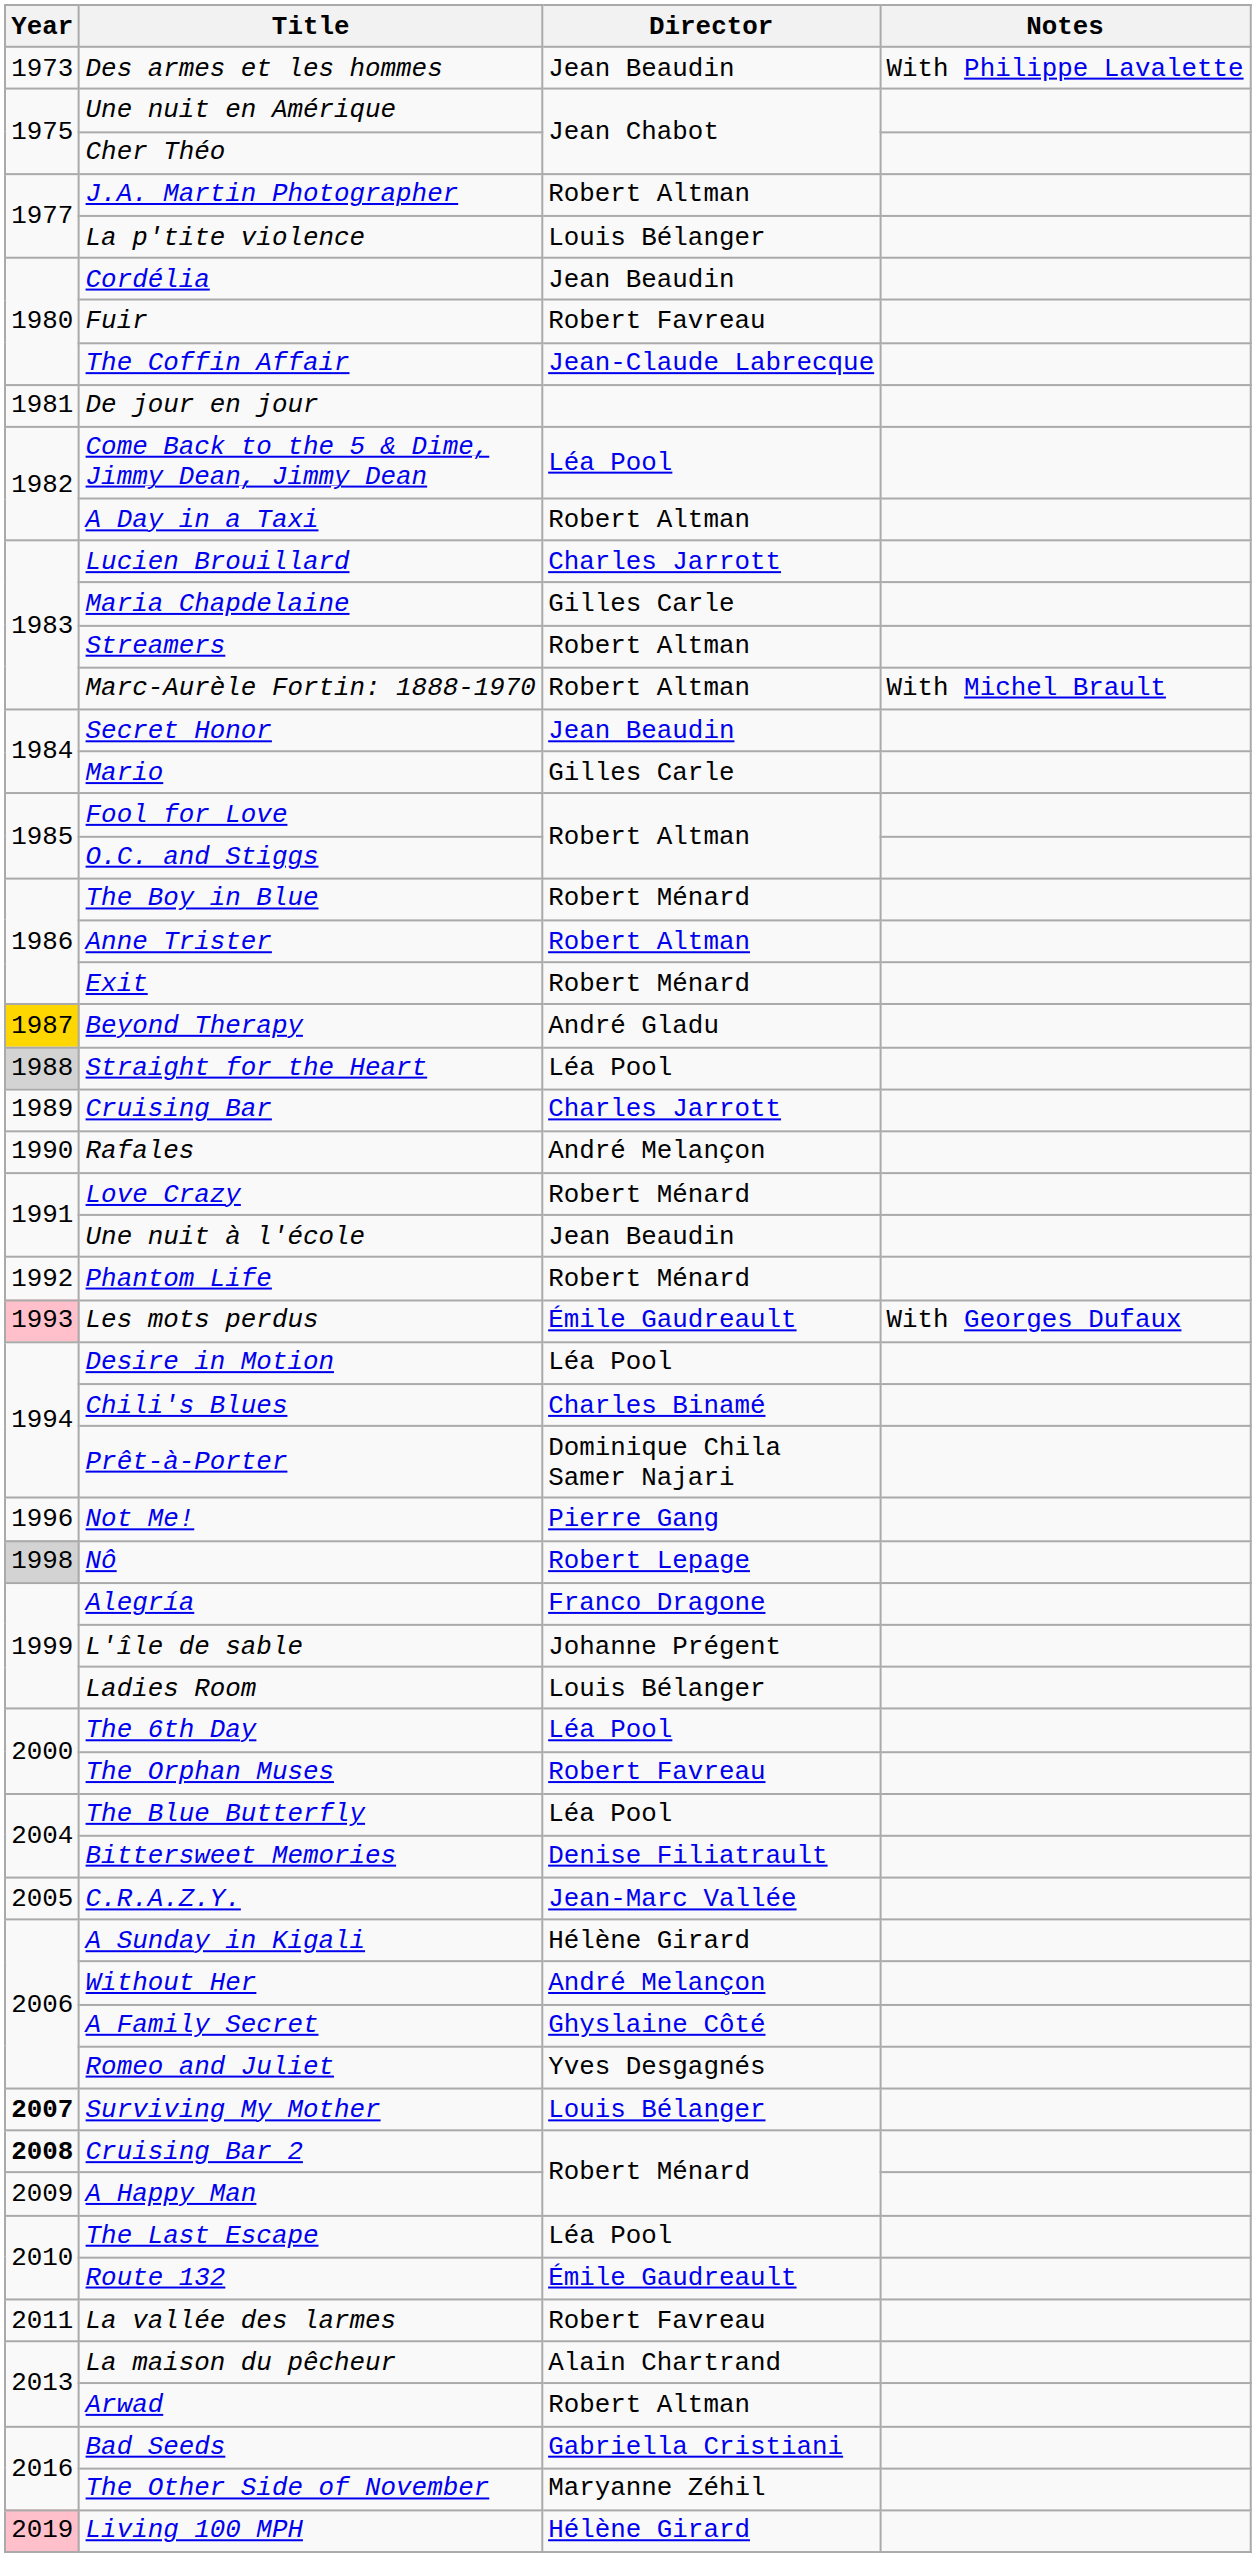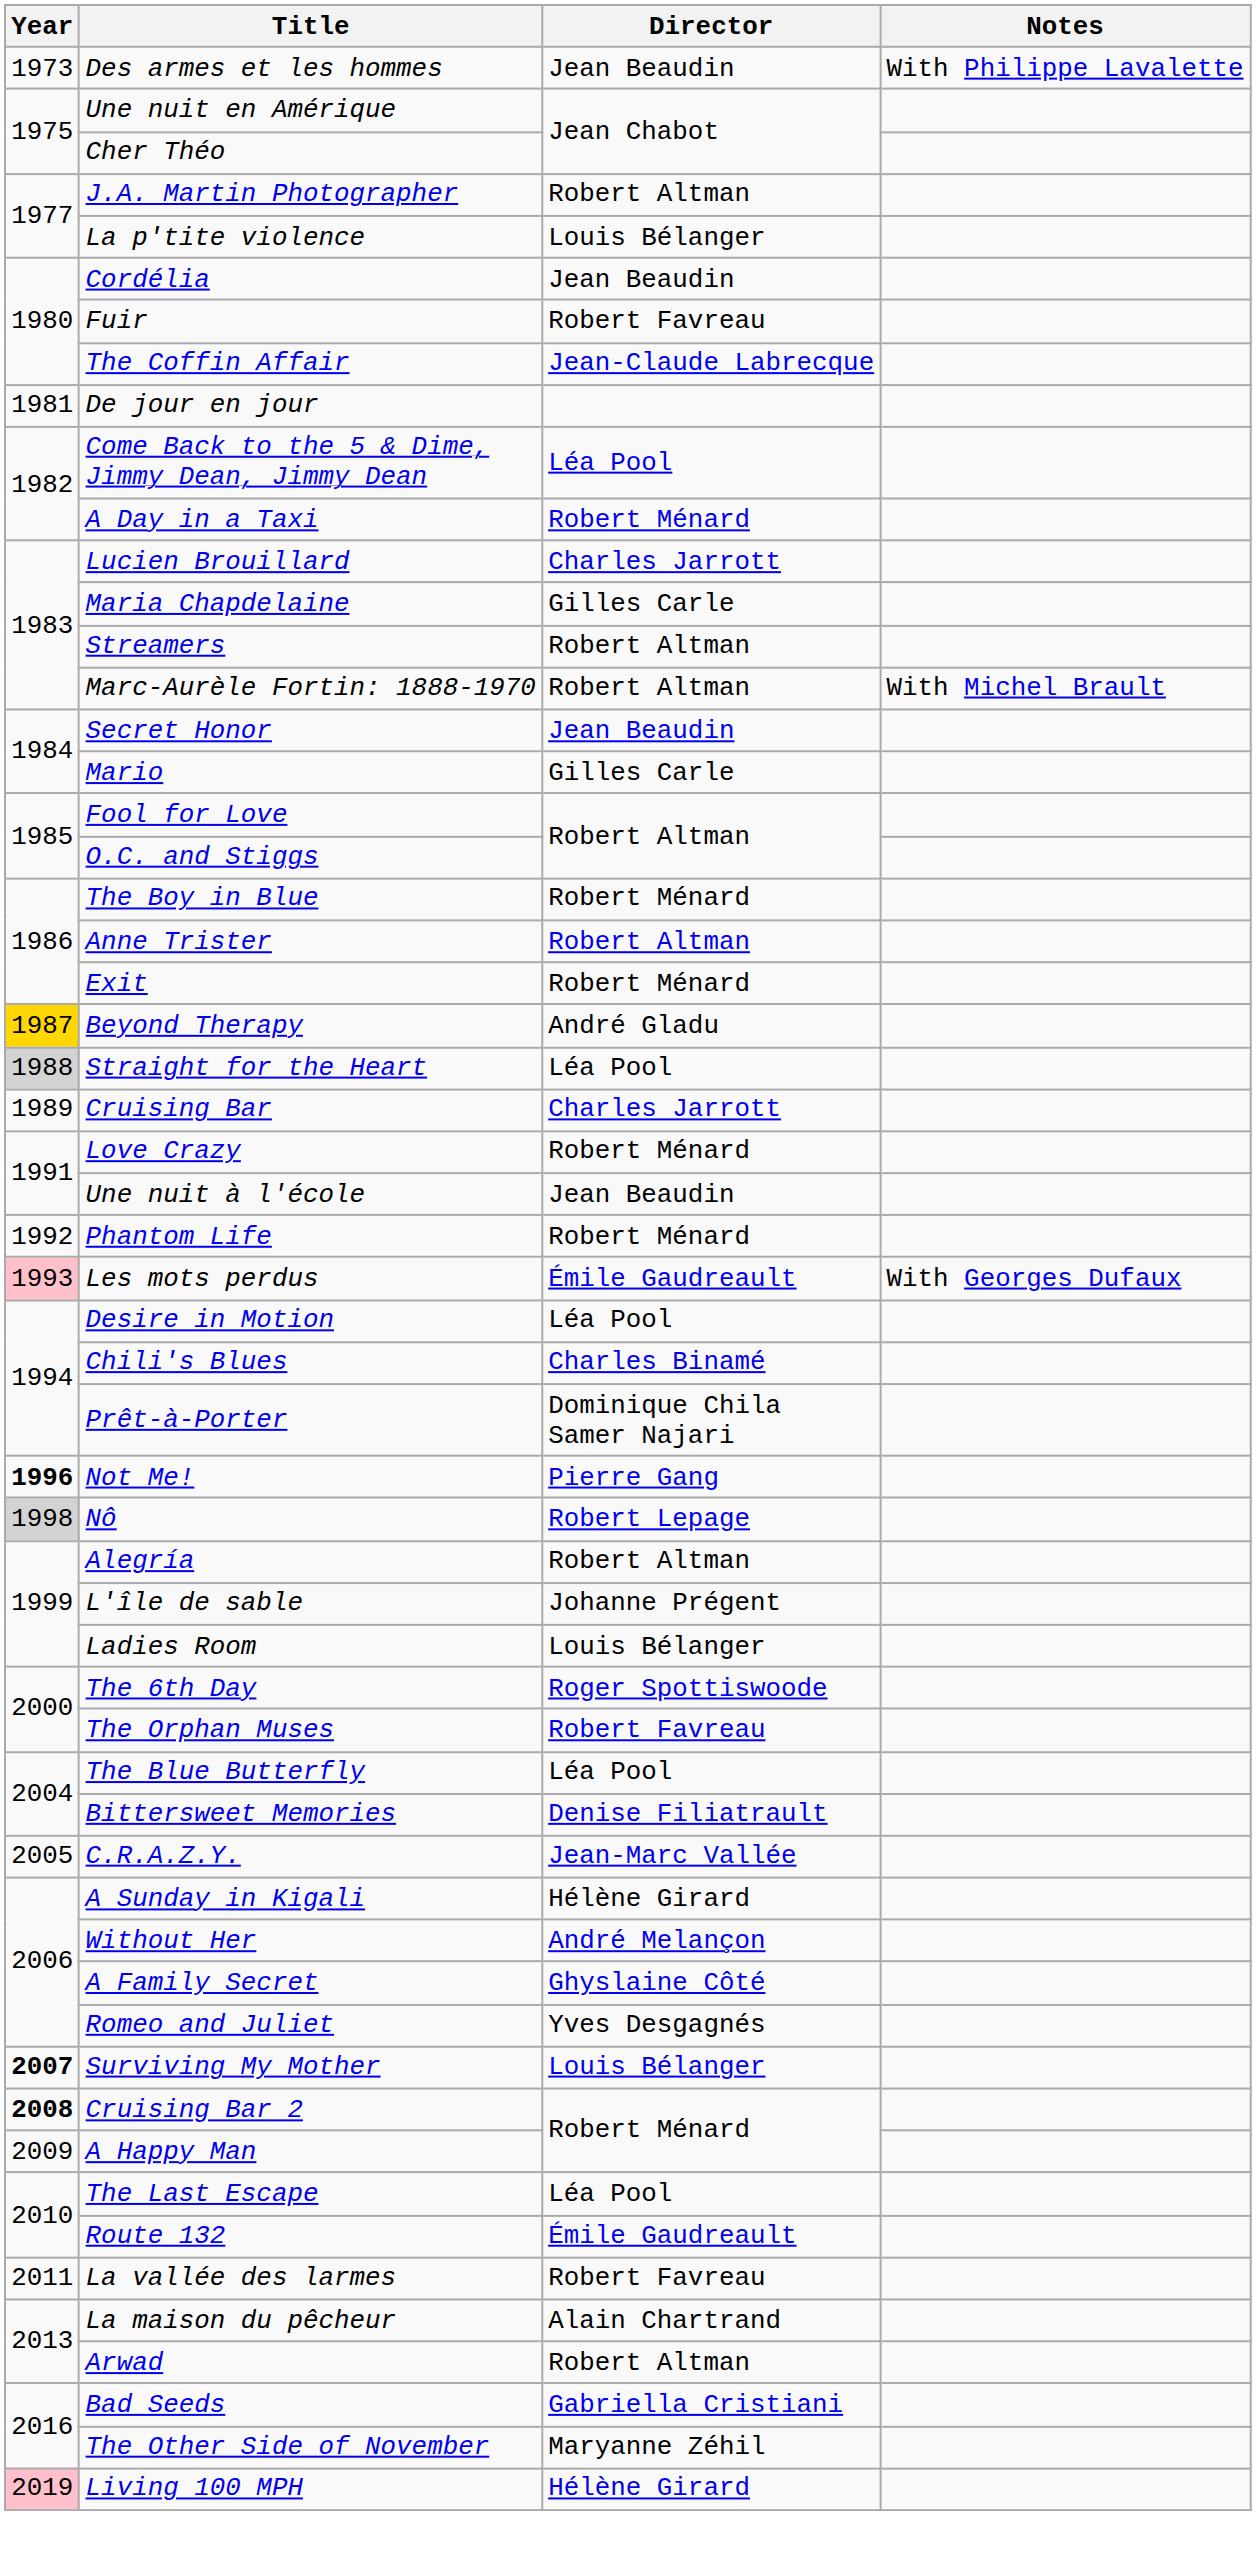(649, 520) Robert Altman -> (649, 520) Robert Ménard
- row: (140, 1152)
(42, 1519) normal -> (42, 1477) bold
(657, 1604) Franco Dragone -> (649, 1561) Robert Altman
(610, 1730) Léa Pool -> (688, 1688) Roger Spottiswoode
